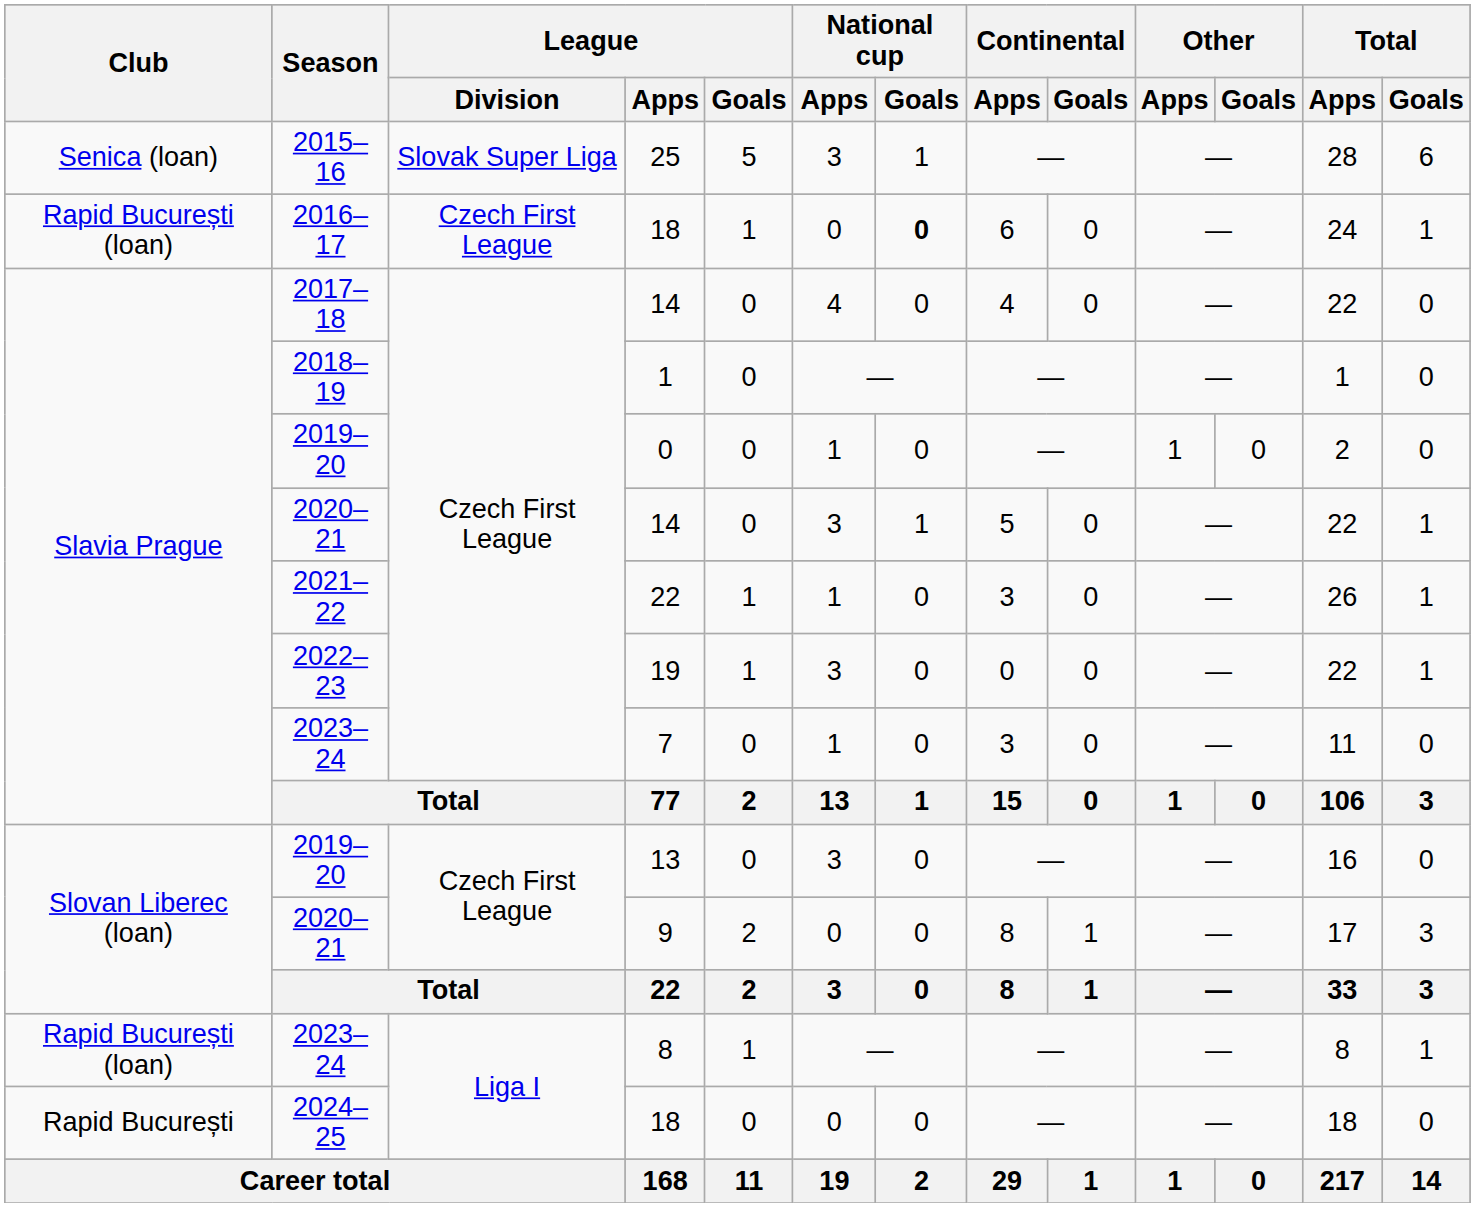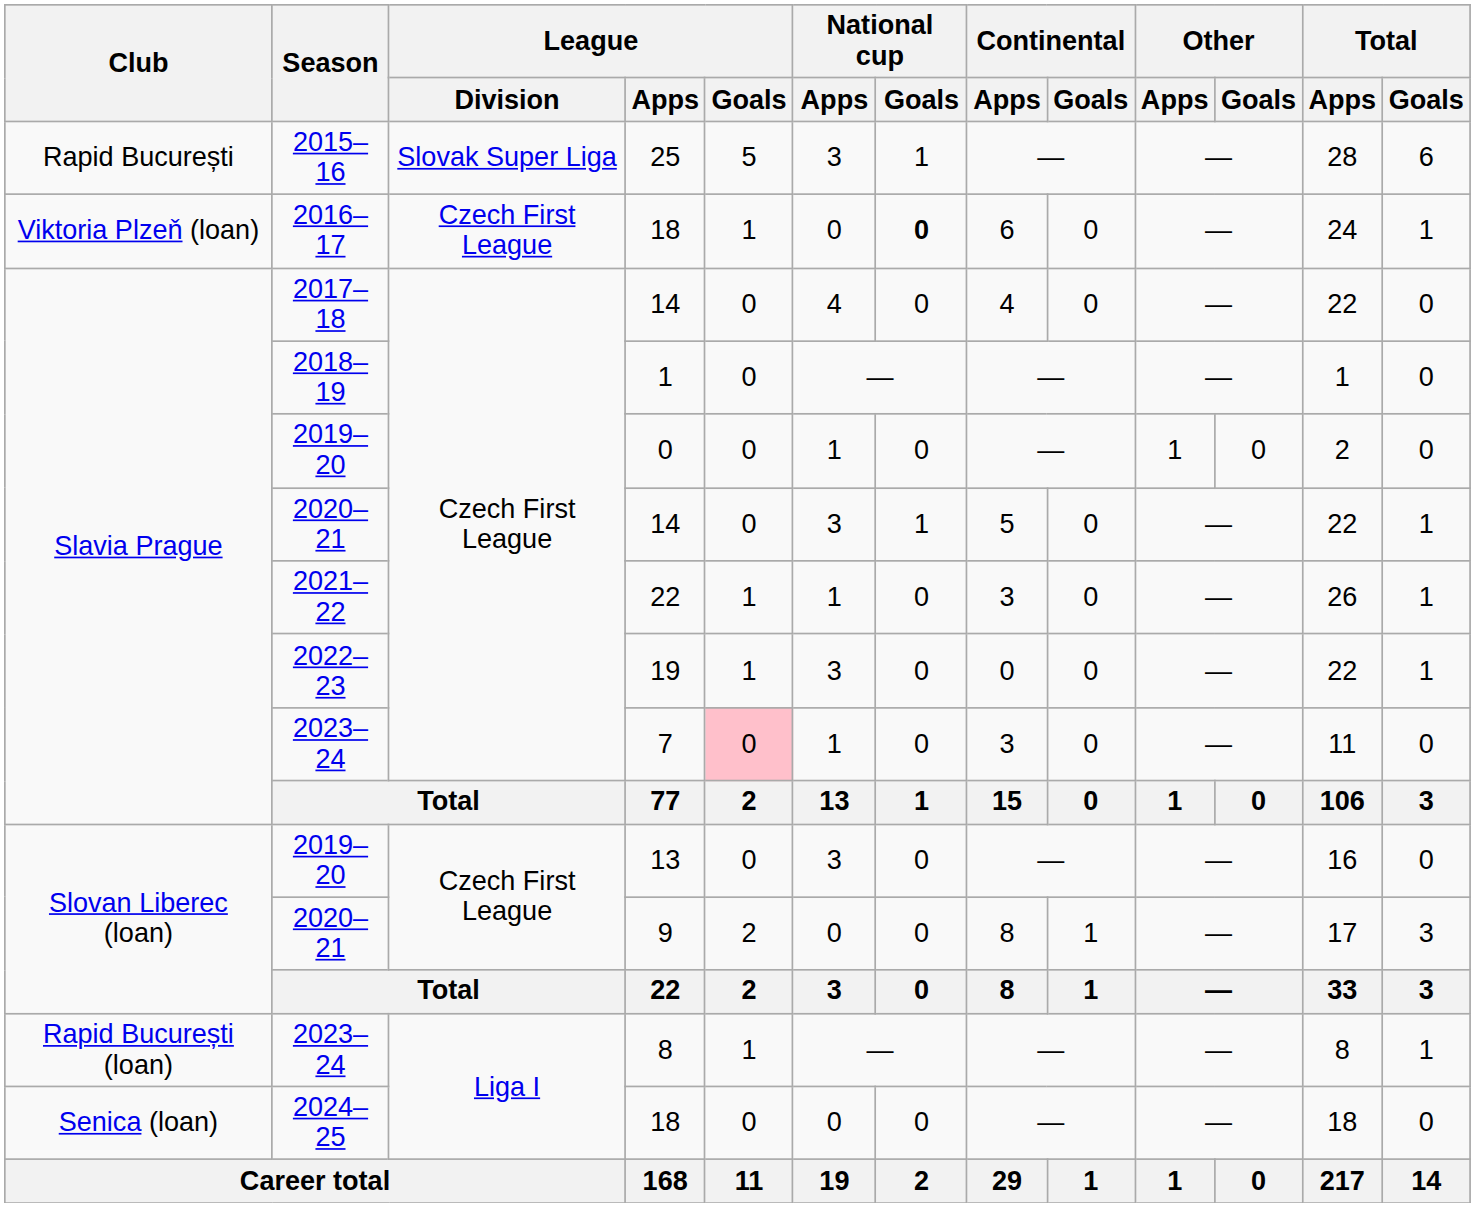(138, 157) Senica (loan) -> (138, 157) Rapid București
(138, 230) Rapid București (loan) -> (138, 230) Viktoria Plzeň (loan)
(749, 743) no background -> (749, 743) pink background
(138, 1122) Rapid București -> (138, 1122) Senica (loan)
